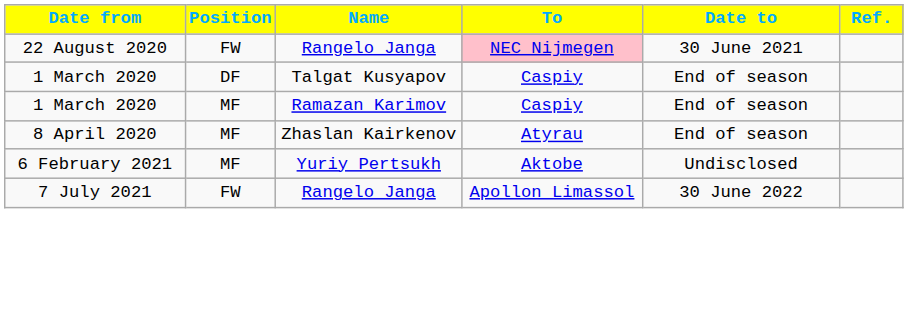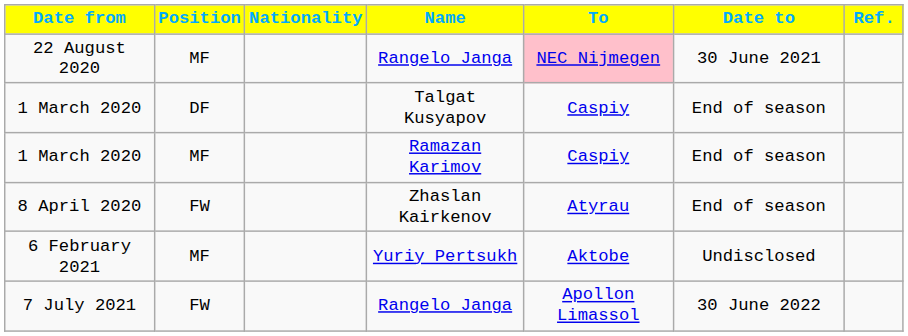+ column: (306, 19)
(230, 48) FW -> (200, 58) MF
(230, 134) MF -> (200, 206) FW
